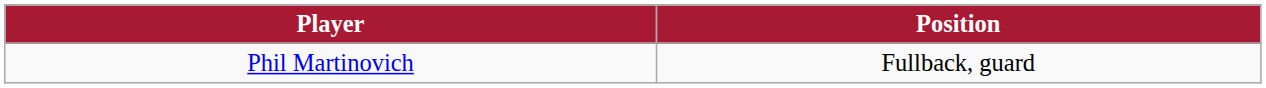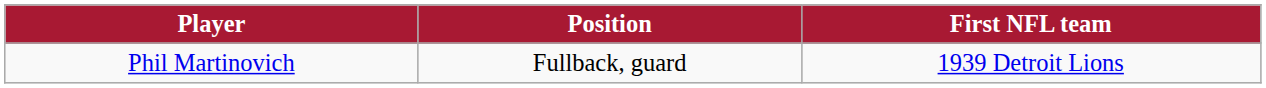+ column: (1031, 23)
